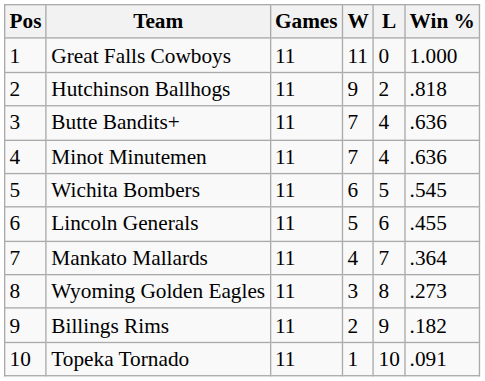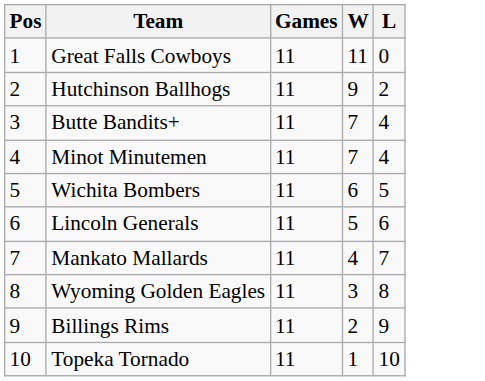- column: (442, 21)
